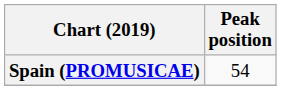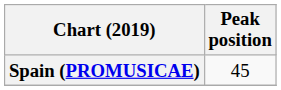(240, 70) 54 -> (240, 70) 45
